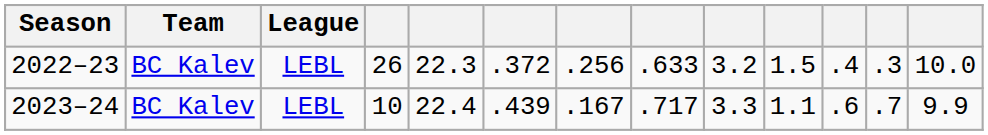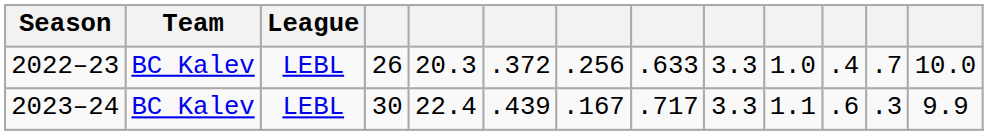(446, 68) 22.3 -> (446, 68) 20.3
(734, 68) 3.2 -> (734, 68) 3.3
(793, 68) 1.5 -> (793, 68) 1.0
(887, 68) .3 -> (887, 68) .7
(387, 109) 10 -> (387, 109) 30
(887, 109) .7 -> (887, 109) .3
